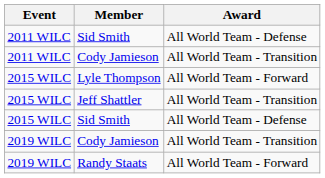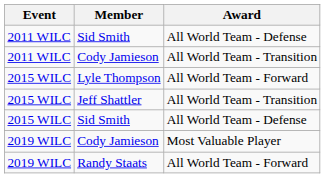(242, 141) All World Team - Transition -> (224, 141) Most Valuable Player
